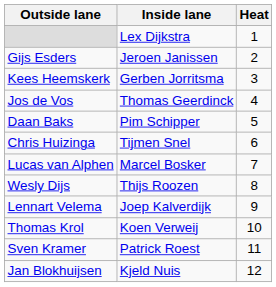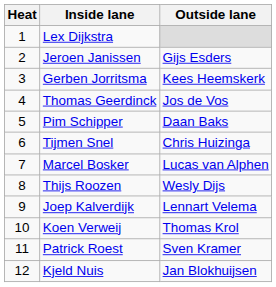columns swapped: (254, 15) <-> (61, 15)
